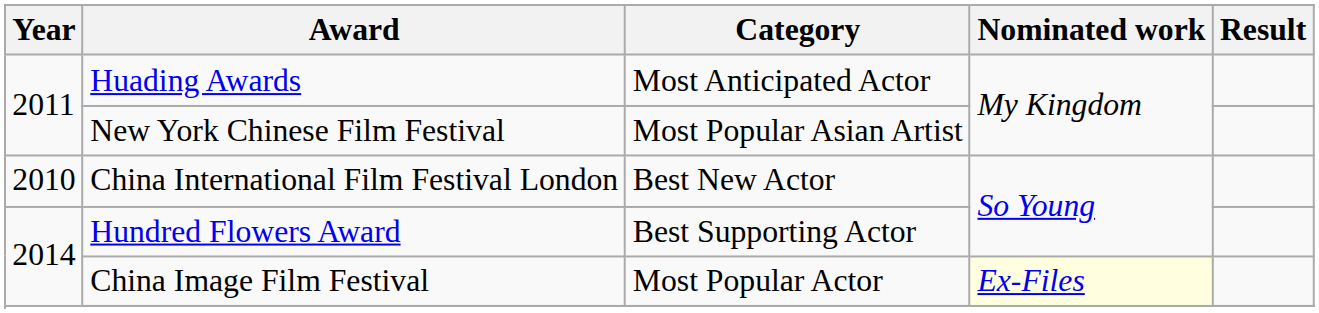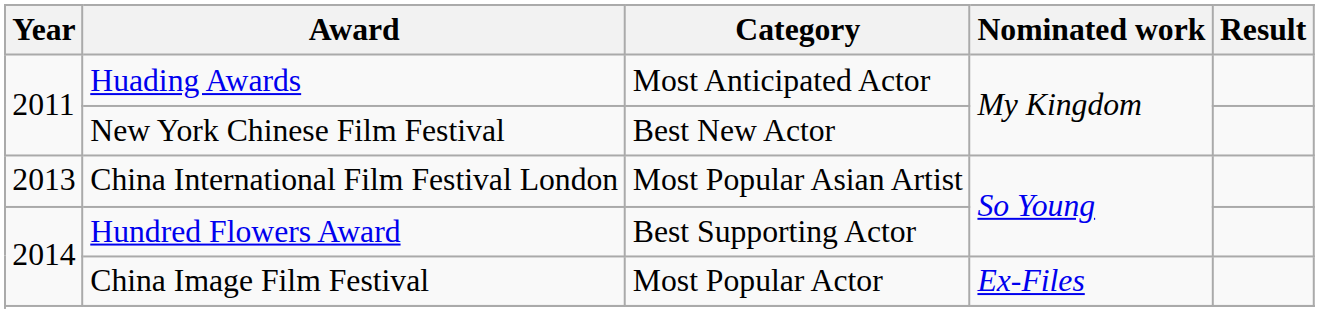(798, 130) Most Popular Asian Artist -> (734, 130) Best New Actor
(44, 180) 2010 -> (44, 180) 2013
(734, 180) Best New Actor -> (798, 180) Most Popular Asian Artist
(1031, 280) lightyellow background -> (1031, 280) no background
